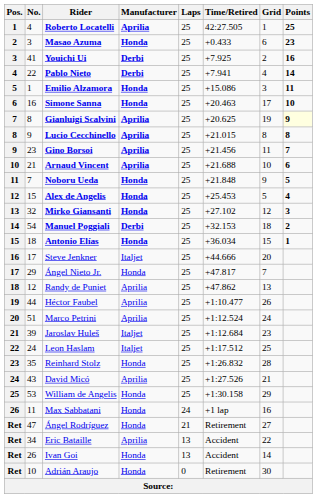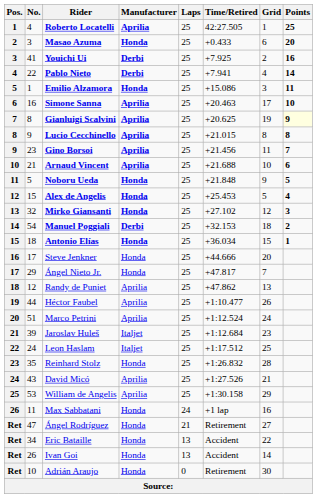(290, 42) 23 -> (290, 42) 20
(134, 104) Honda -> (135, 104) Aprilia
(29, 180) 7 -> (29, 180) 5
(132, 256) Italjet -> (133, 256) Honda
(133, 394) Honda -> (134, 394) Aprilia
(134, 440) Aprilia -> (133, 440) Honda
